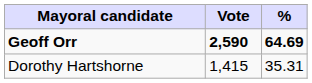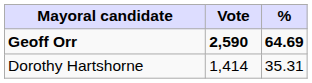(229, 66) 1,415 -> (229, 66) 1,414
